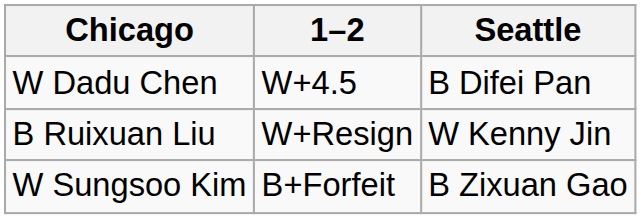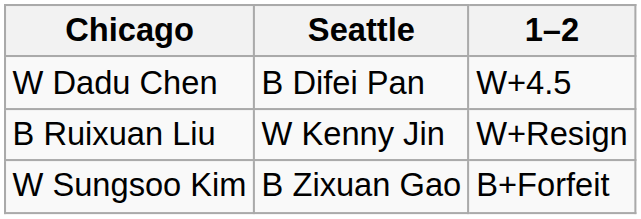columns swapped: (337, 30) <-> (528, 30)
